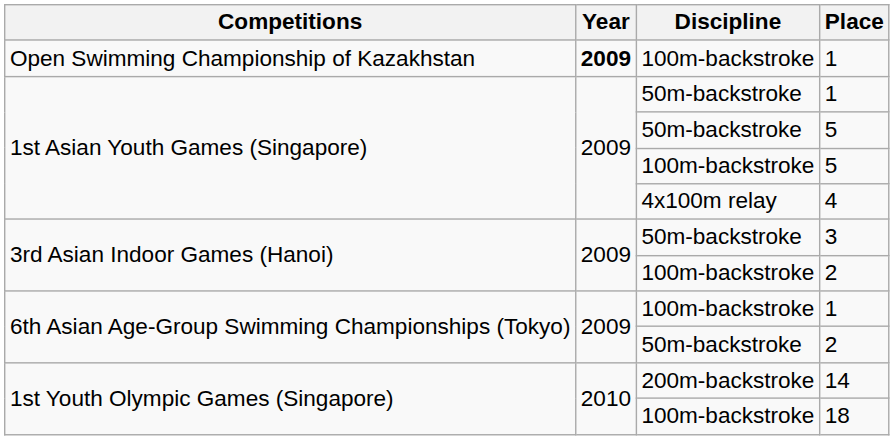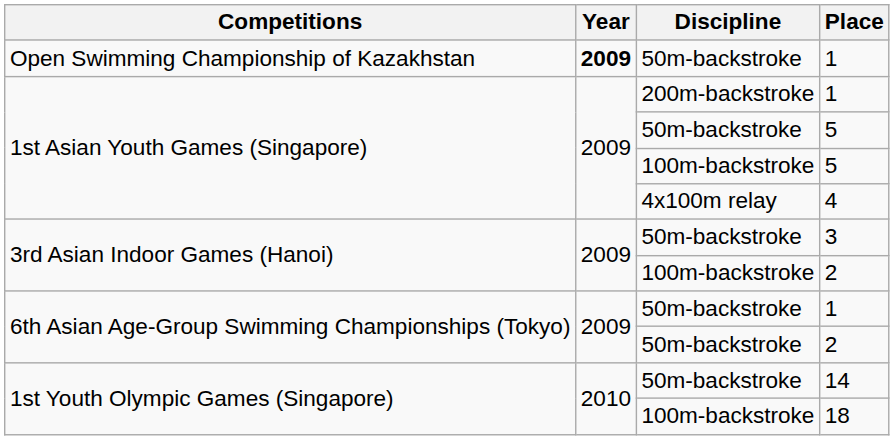(728, 58) 100m-backstroke -> (722, 58) 50m-backstroke
(722, 93) 50m-backstroke -> (728, 93) 200m-backstroke
(728, 308) 100m-backstroke -> (722, 308) 50m-backstroke
(728, 380) 200m-backstroke -> (722, 380) 50m-backstroke
